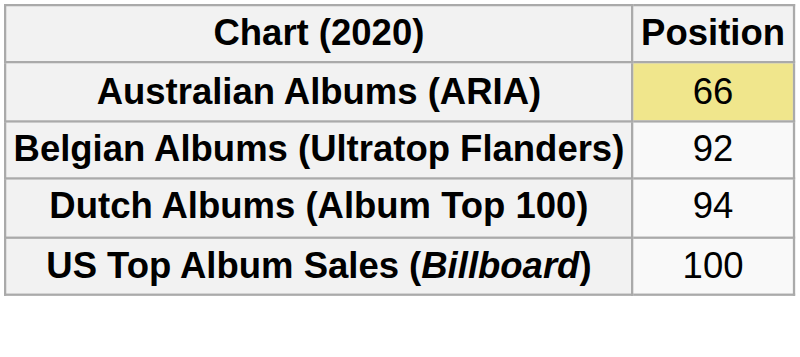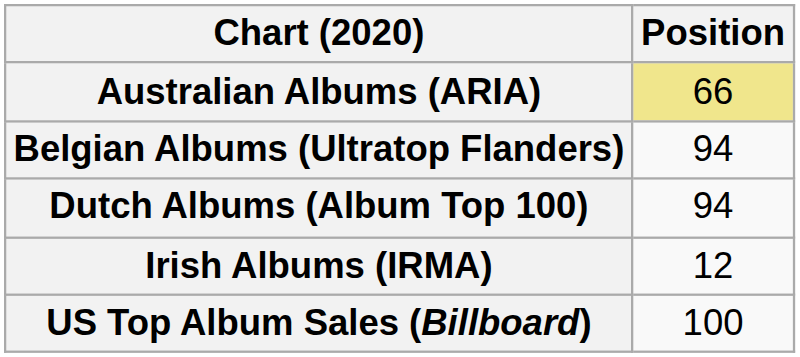(713, 149) 92 -> (713, 149) 94
+ row: (319, 264)
